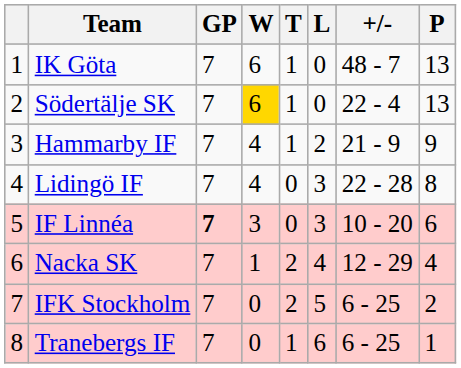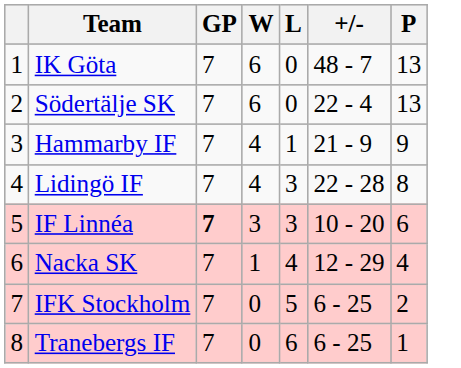- column: (293, 24)
(255, 104) gold background -> (255, 104) no background
(320, 143) 2 -> (291, 143) 1
